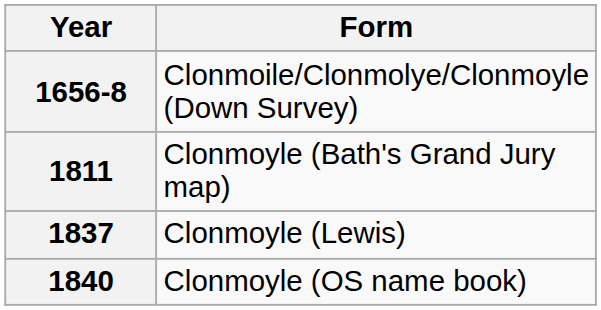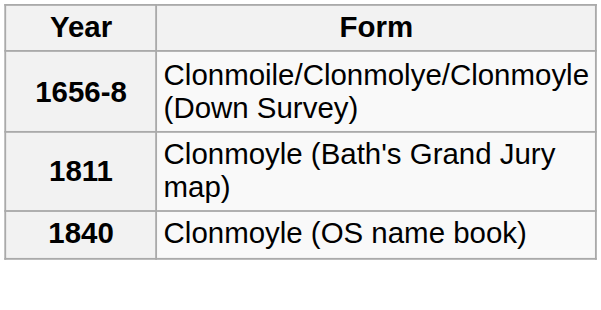- row: (81, 234)
